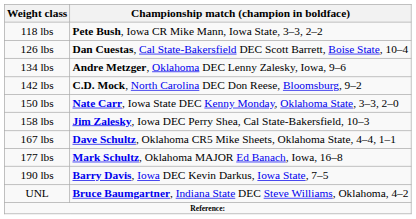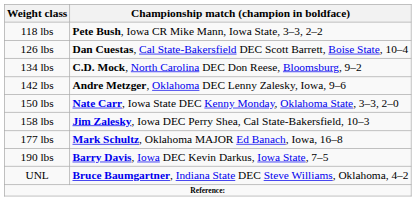(209, 67) Andre Metzger, Oklahoma DEC Lenny Zalesky, Iowa, 9–6 -> (217, 67) C.D. Mock, North Carolina DEC Don Reese, Bloomsburg, 9–2
(217, 85) C.D. Mock, North Carolina DEC Don Reese, Bloomsburg, 9–2 -> (209, 85) Andre Metzger, Oklahoma DEC Lenny Zalesky, Iowa, 9–6
- row: (37, 139)
